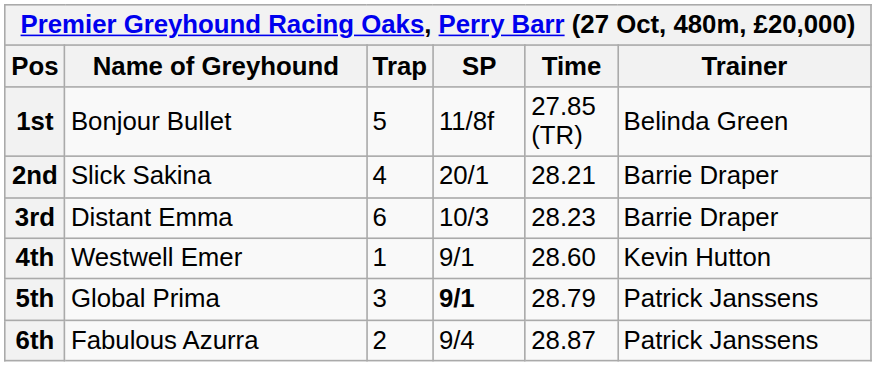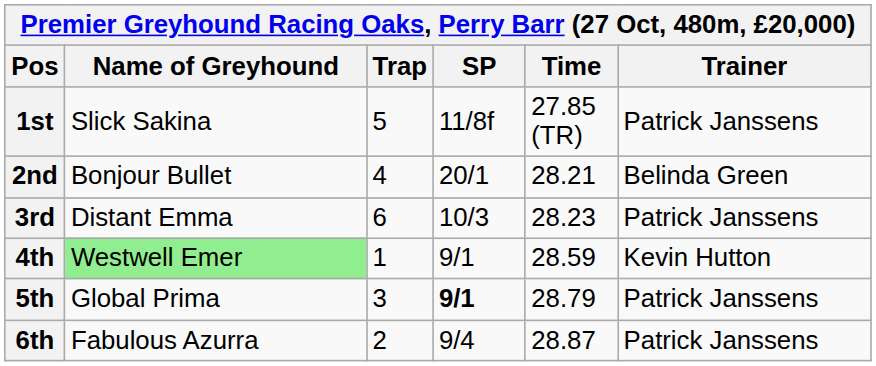(151, 121) Bonjour Bullet -> (141, 121) Slick Sakina
(706, 121) Belinda Green -> (721, 121) Patrick Janssens
(141, 176) Slick Sakina -> (151, 176) Bonjour Bullet
(701, 176) Barrie Draper -> (706, 176) Belinda Green
(701, 217) Barrie Draper -> (721, 217) Patrick Janssens
(157, 258) no background -> (157, 258) lightgreen background
(563, 258) 28.60 -> (563, 258) 28.59
